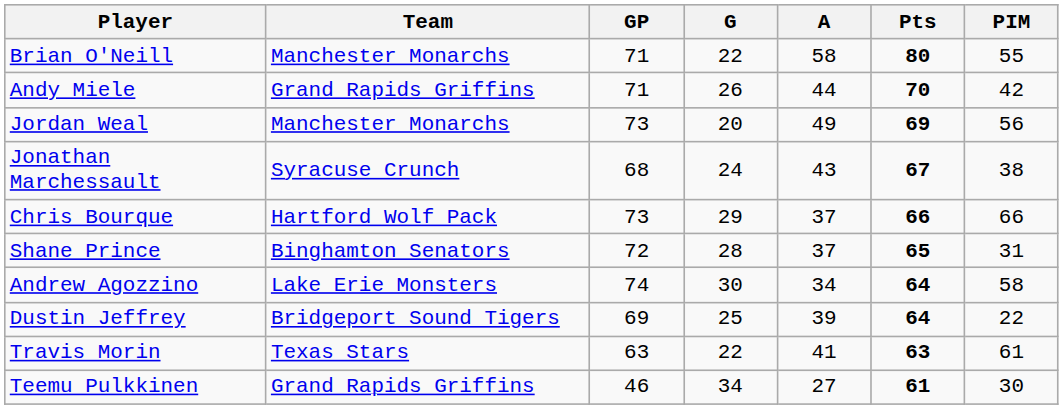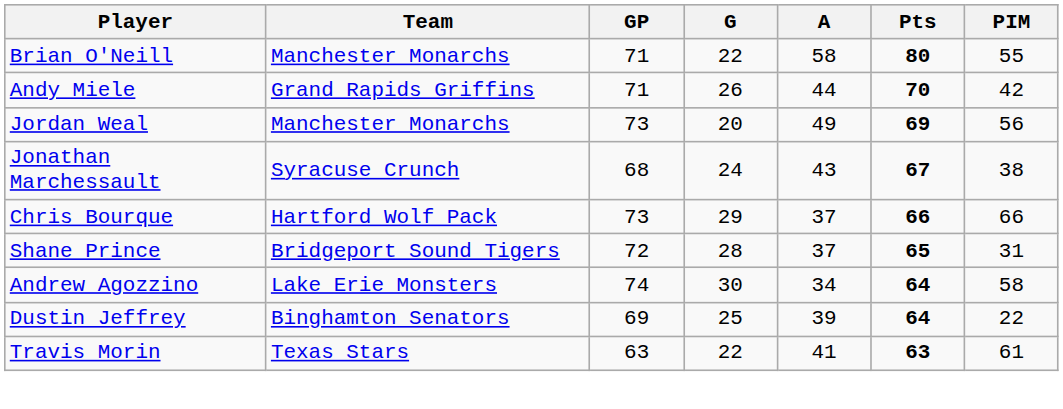(390, 251) Binghamton Senators -> (415, 251) Bridgeport Sound Tigers
(415, 319) Bridgeport Sound Tigers -> (390, 319) Binghamton Senators
- row: (104, 387)
